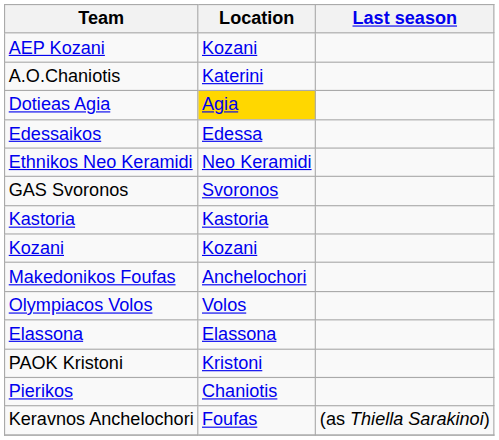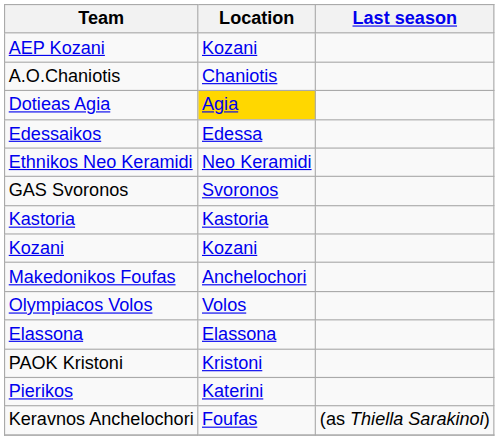(233, 76) Katerini -> (240, 76) Chaniotis
(240, 391) Chaniotis -> (233, 391) Katerini
